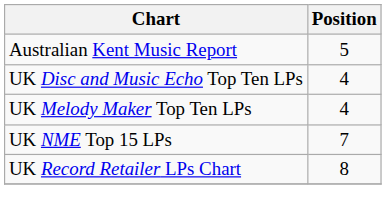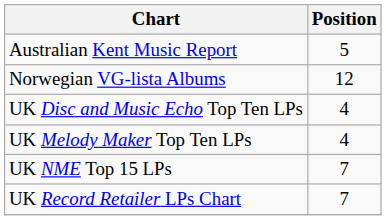+ row: (117, 79)
(344, 169) 8 -> (344, 199) 7
